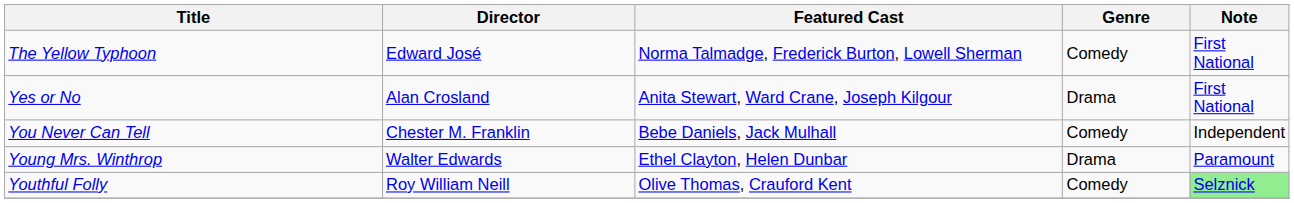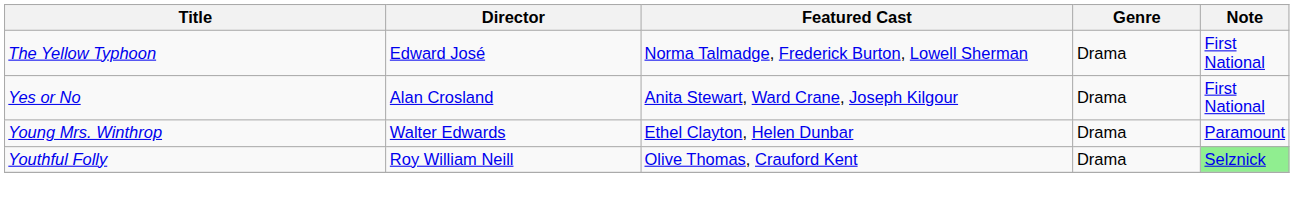(1097, 52) Comedy -> (1102, 52) Drama
- row: (79, 133)
(1097, 185) Comedy -> (1102, 159) Drama
